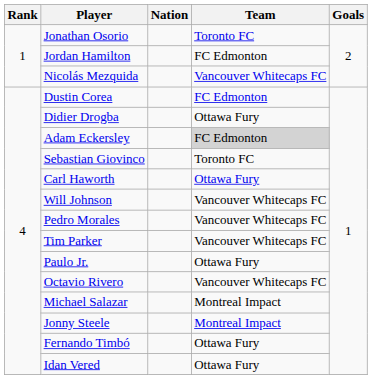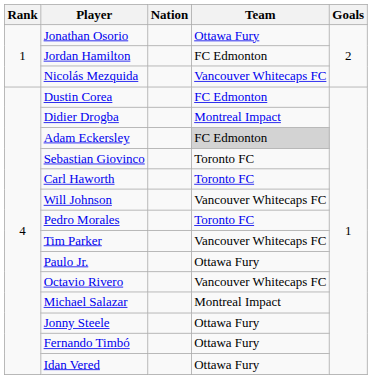(224, 35) Toronto FC -> (227, 35) Ottawa Fury
(227, 117) Ottawa Fury -> (238, 117) Montreal Impact
(227, 179) Ottawa Fury -> (224, 179) Toronto FC
(260, 220) Vancouver Whitecaps FC -> (224, 220) Toronto FC
(238, 323) Montreal Impact -> (227, 323) Ottawa Fury
